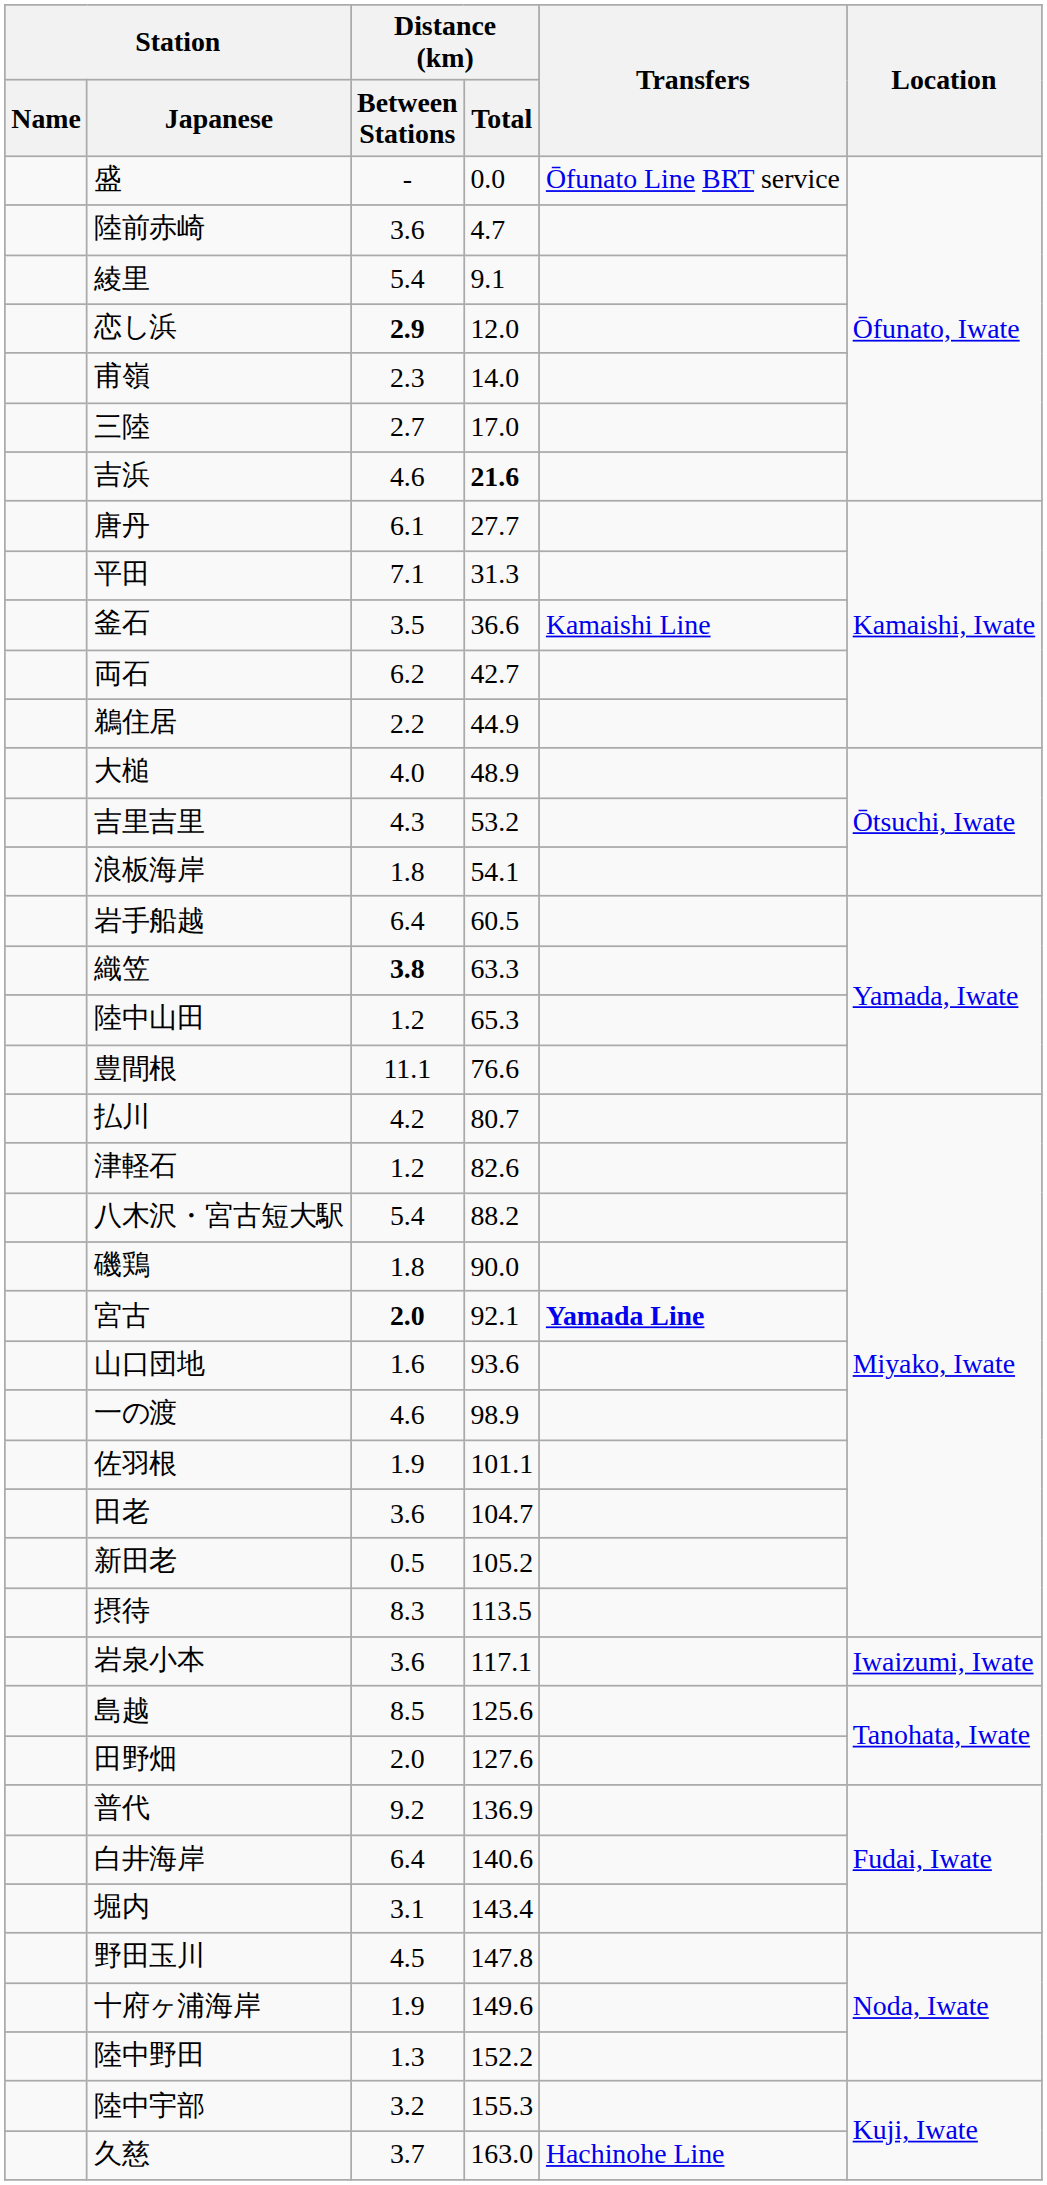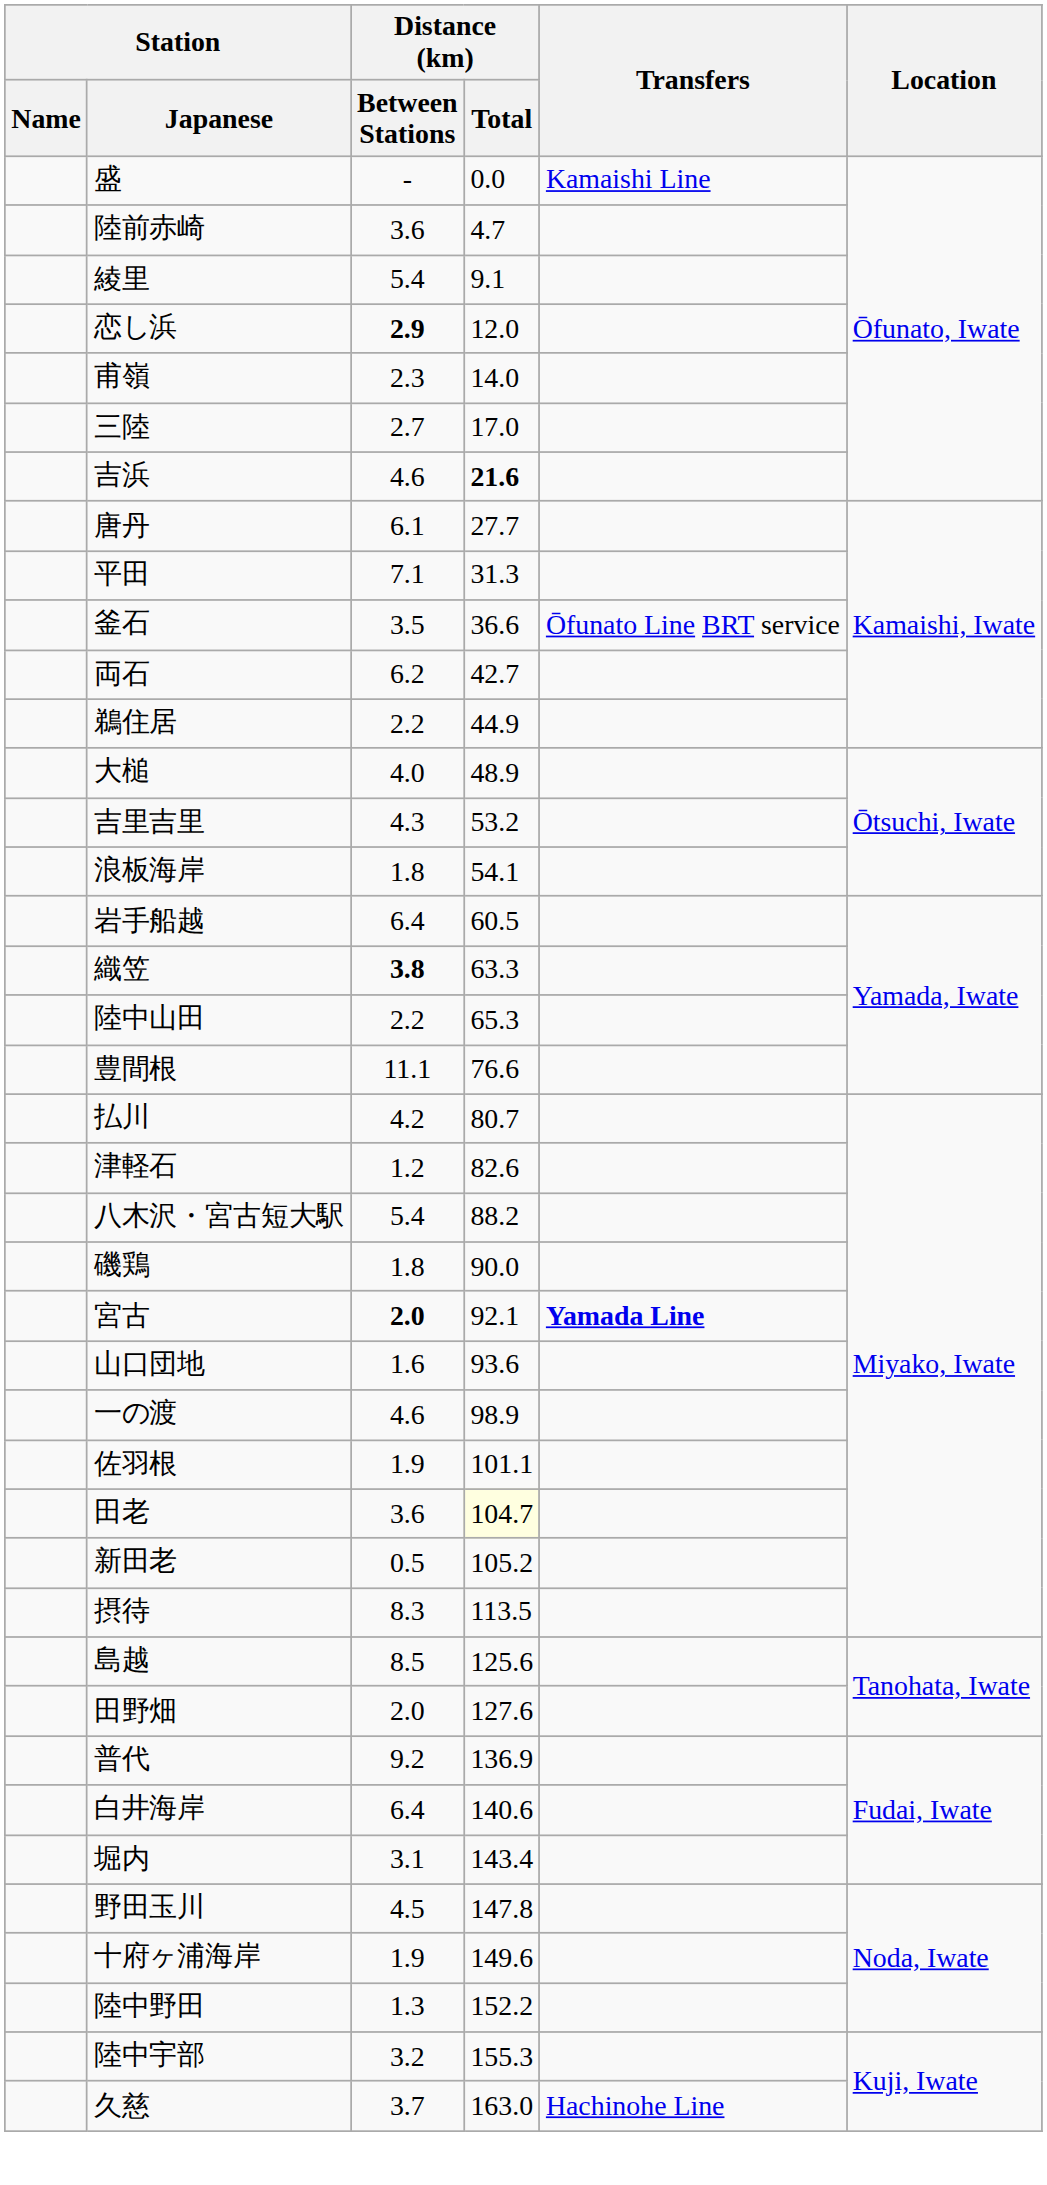(693, 180) Ōfunato Line BRT service -> (628, 180) Kamaishi Line
(628, 624) Kamaishi Line -> (693, 624) Ōfunato Line BRT service
(407, 1019) 1.2 -> (407, 1019) 2.2
(502, 1513) no background -> (502, 1513) lightyellow background
- row: (149, 1660)
